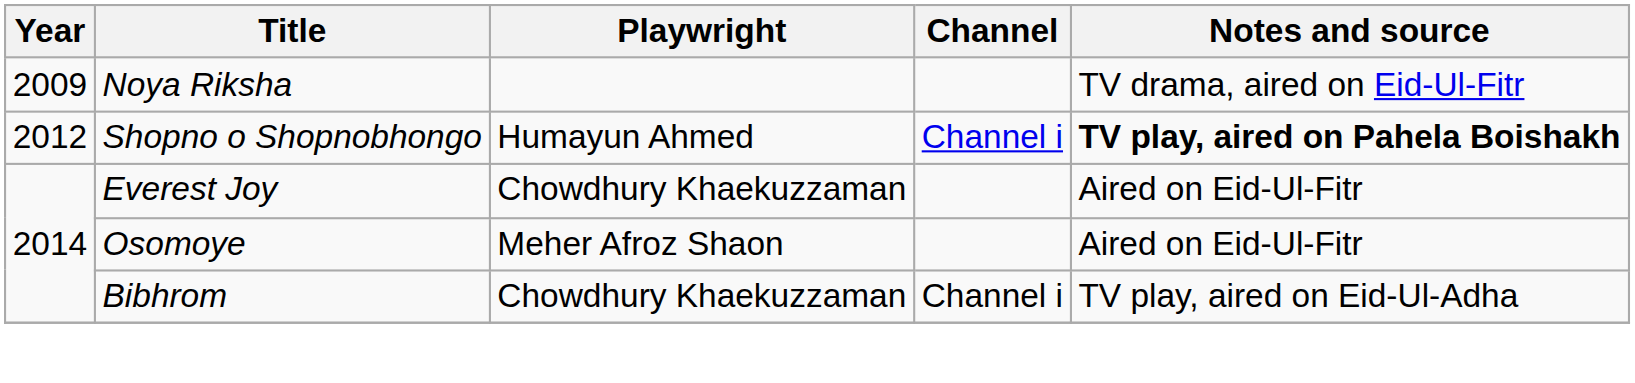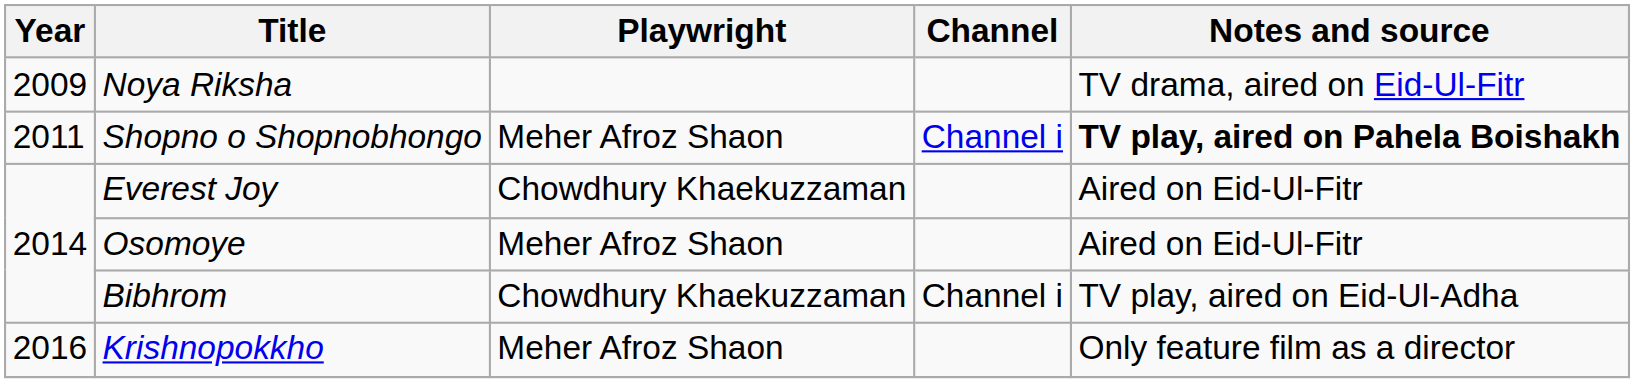(50, 137) 2012 -> (49, 137) 2011
(626, 137) Humayun Ahmed -> (640, 137) Meher Afroz Shaon
+ row: (213, 349)
